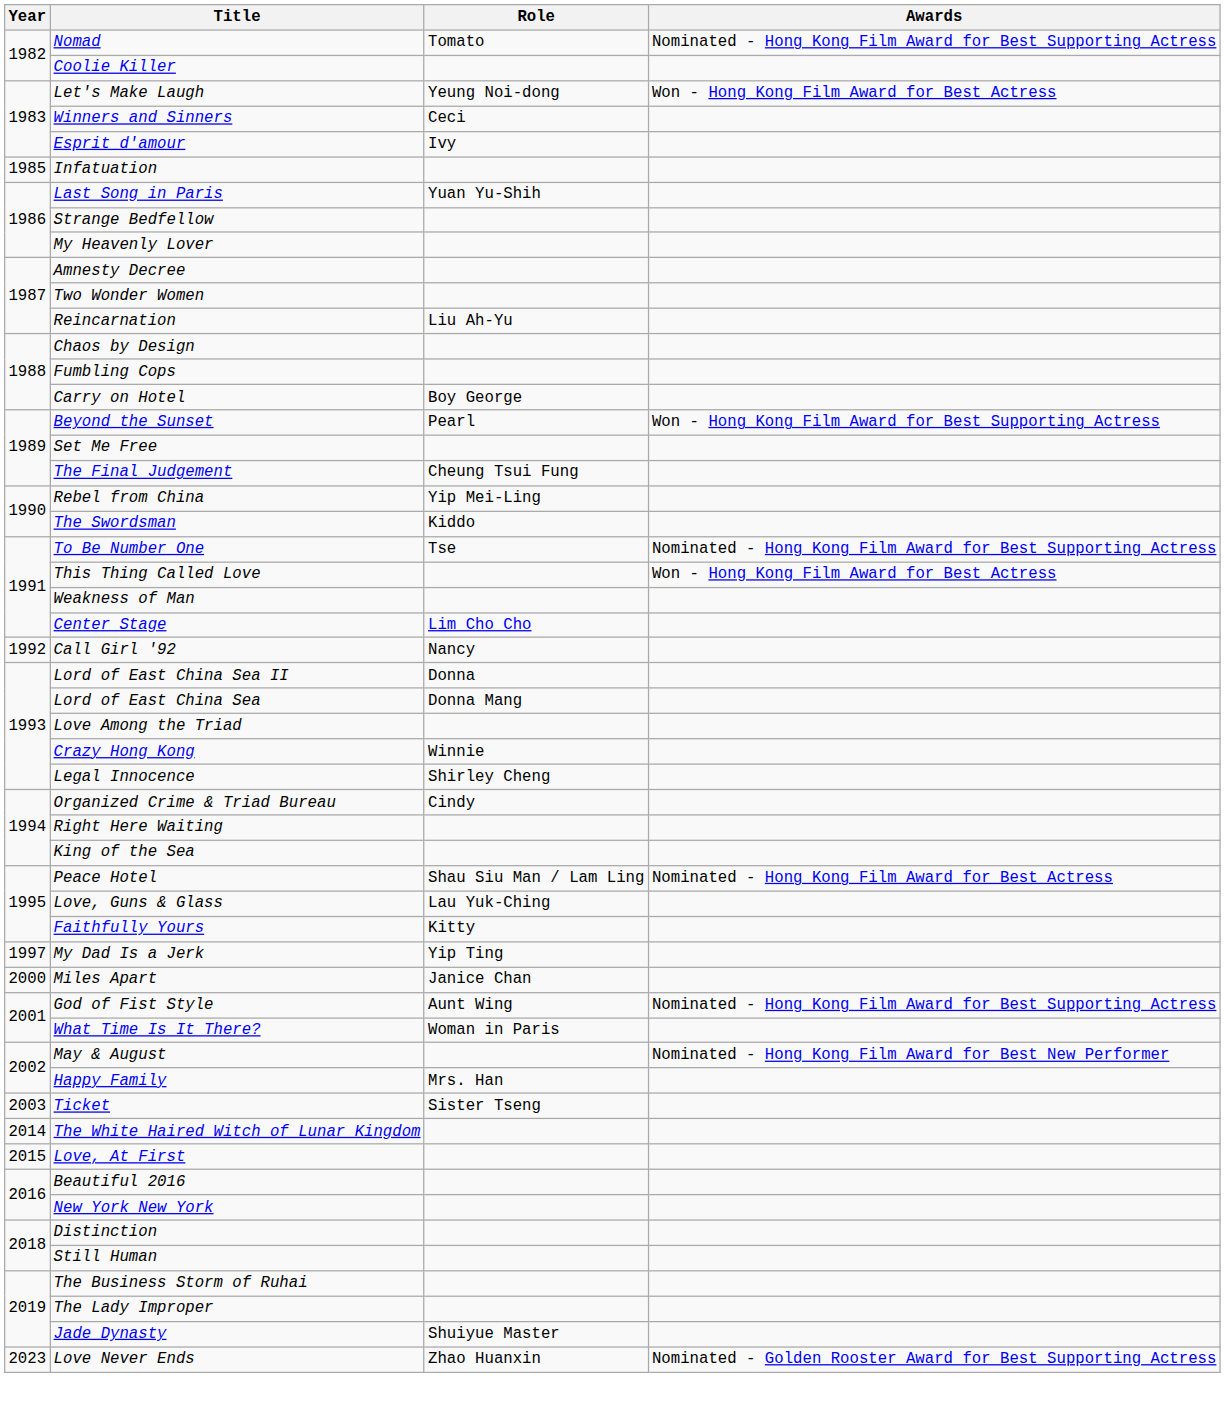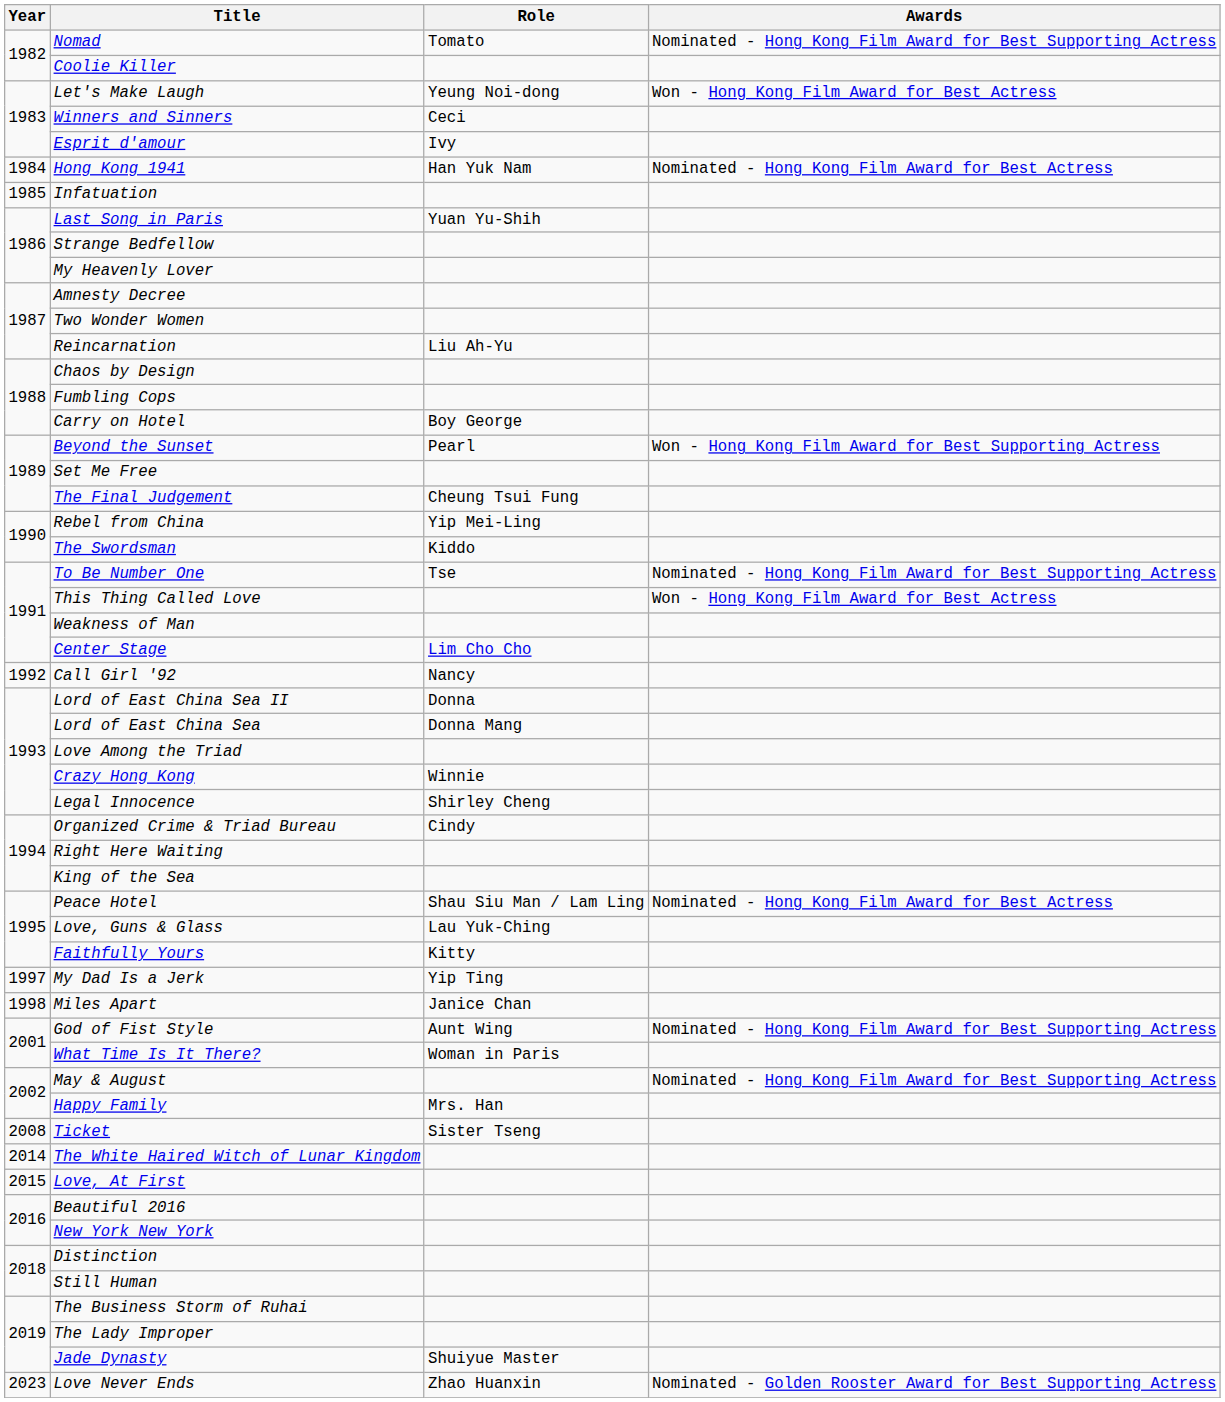+ row: (119, 170)
(27, 980) 2000 -> (27, 1005) 1998
(911, 1056) Nominated - Hong Kong Film Award for Best New Performer -> (934, 1081) Nominated - Hong Kong Film Award for Best Supporting Actress
(27, 1106) 2003 -> (27, 1132) 2008
